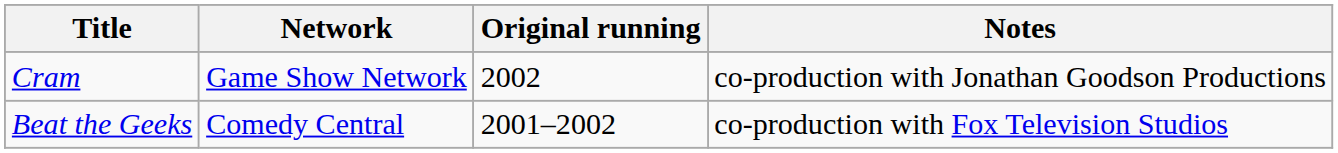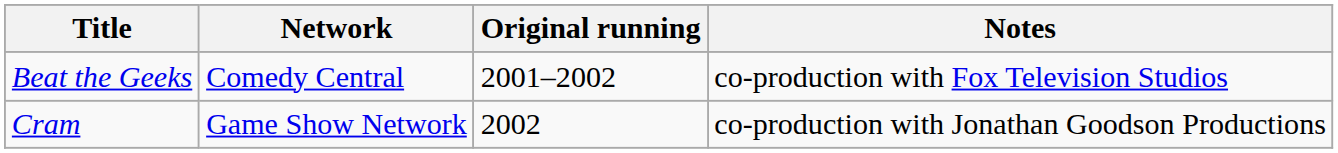rows swapped: (102, 123) <-> (46, 76)
